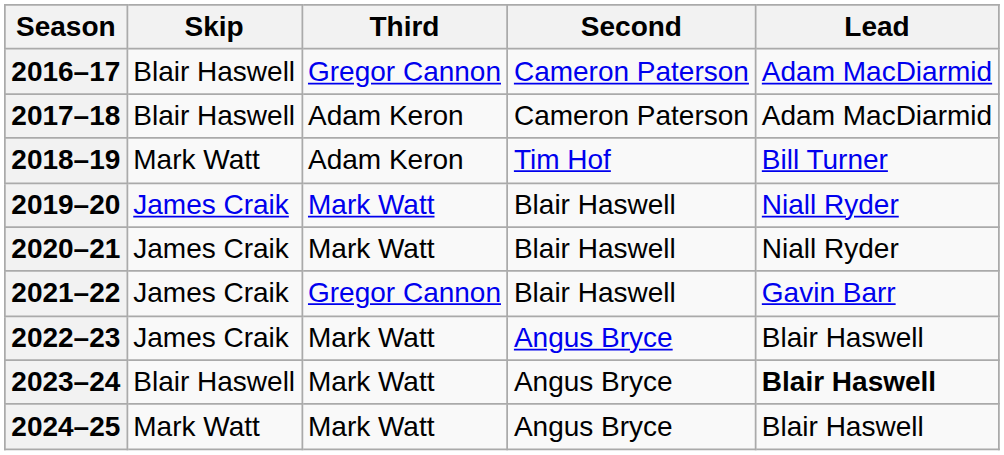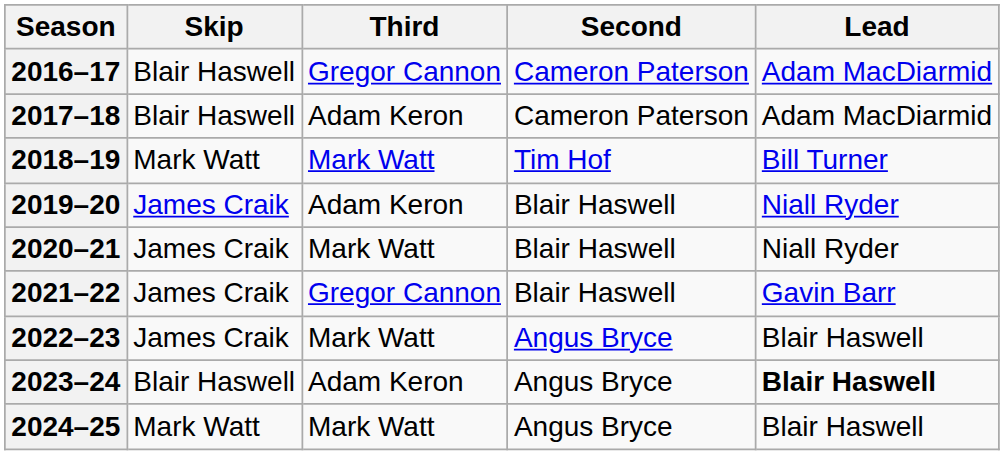(386, 159) Adam Keron -> (371, 159) Mark Watt
(371, 204) Mark Watt -> (386, 204) Adam Keron
(371, 381) Mark Watt -> (386, 381) Adam Keron
